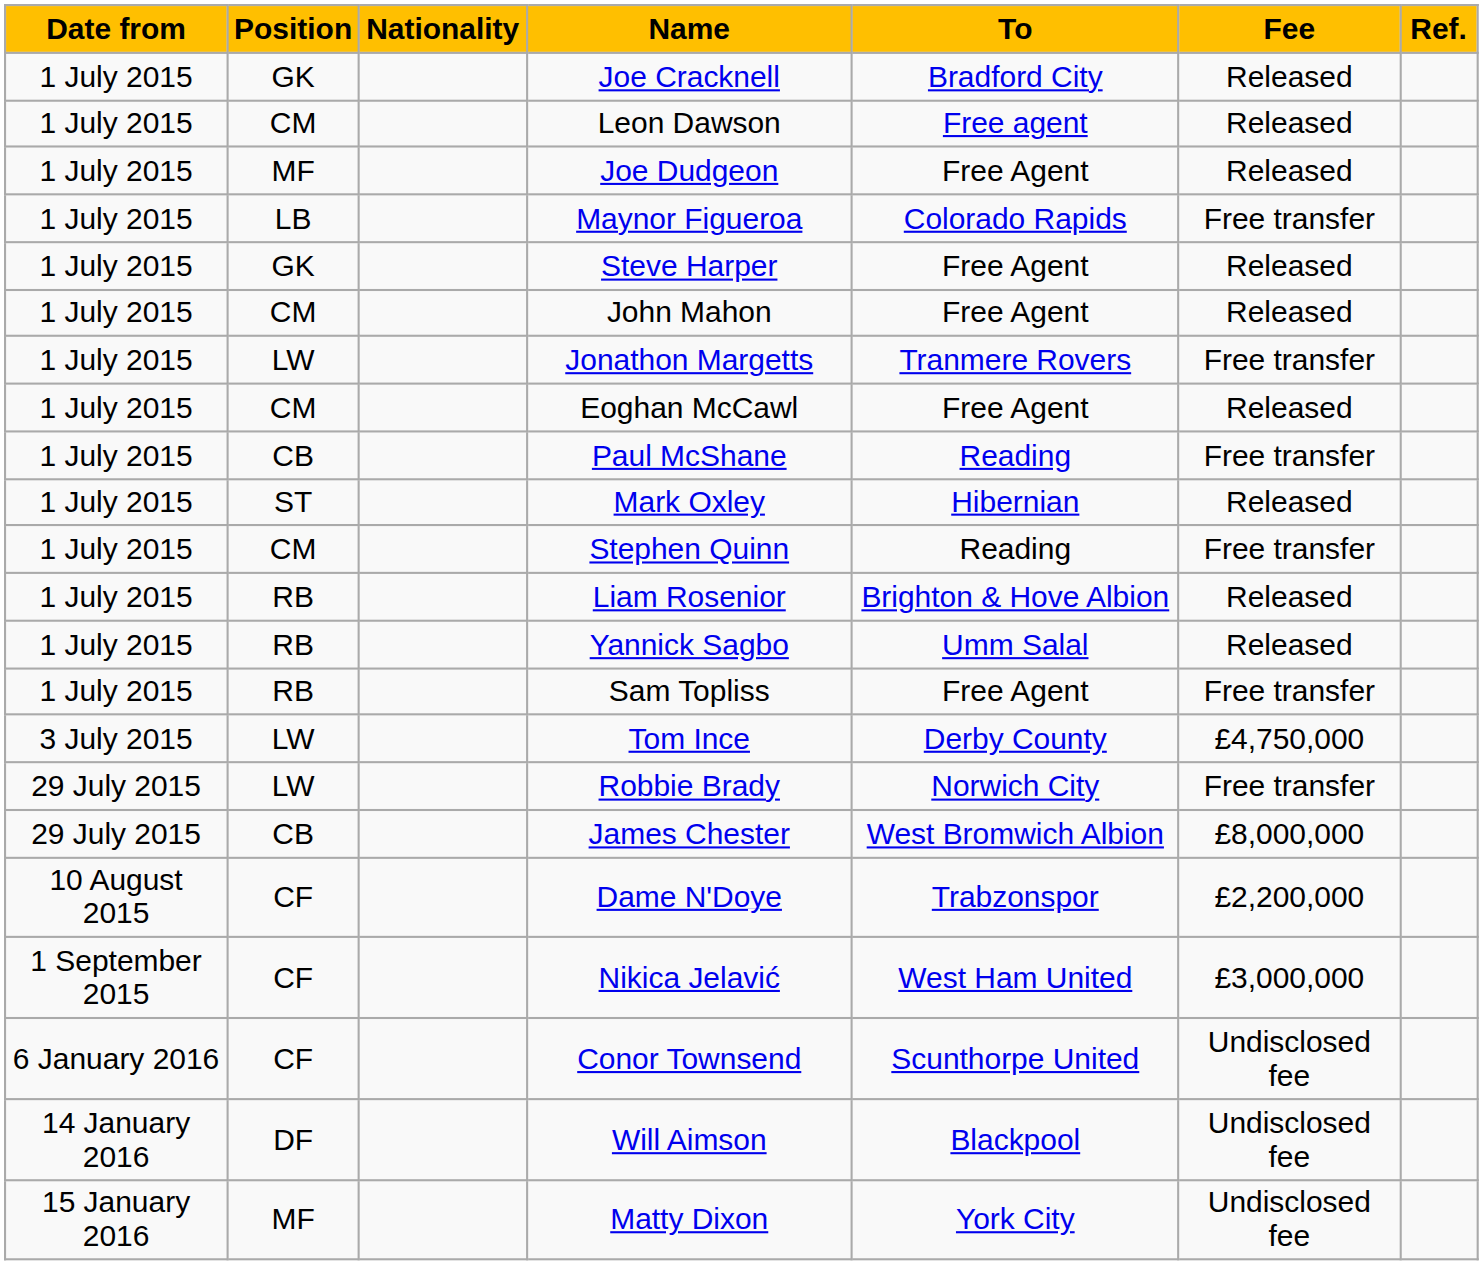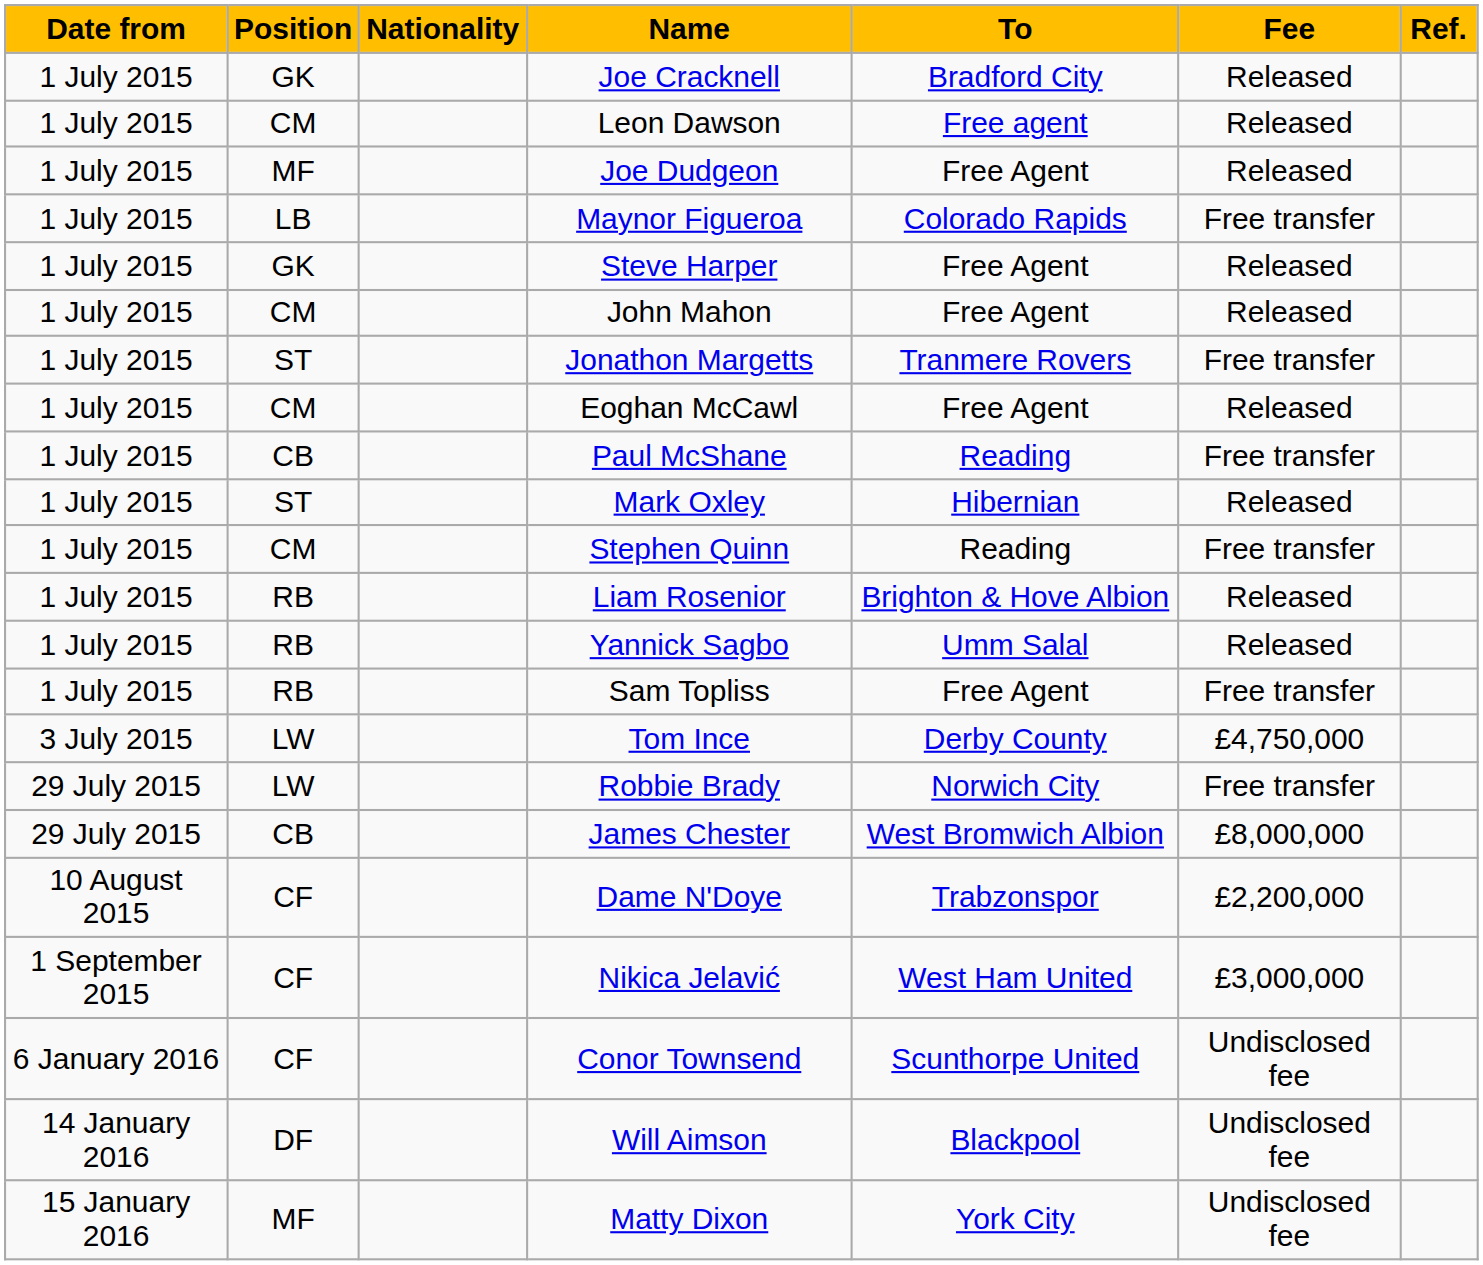(293, 360) LW -> (293, 360) ST
